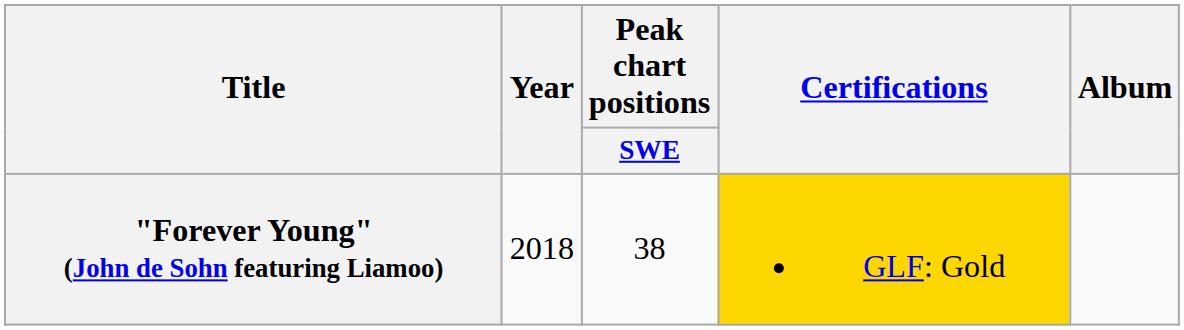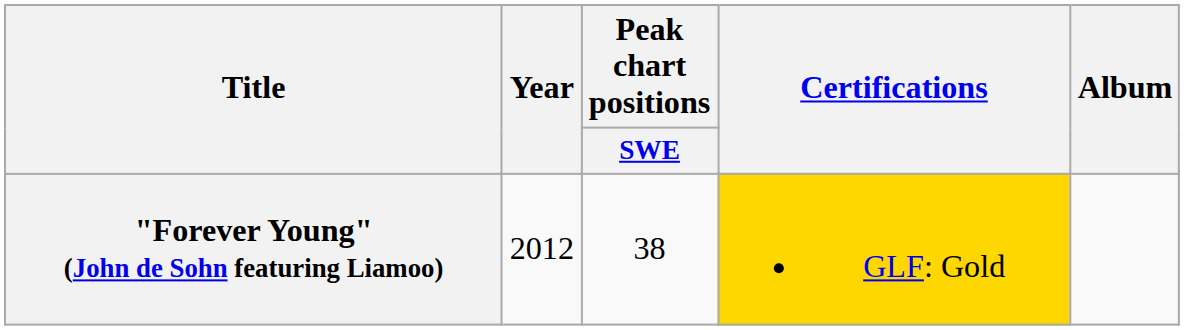(542, 248) 2018 -> (542, 248) 2012
